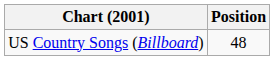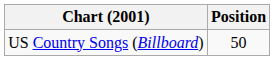(239, 42) 48 -> (239, 42) 50
